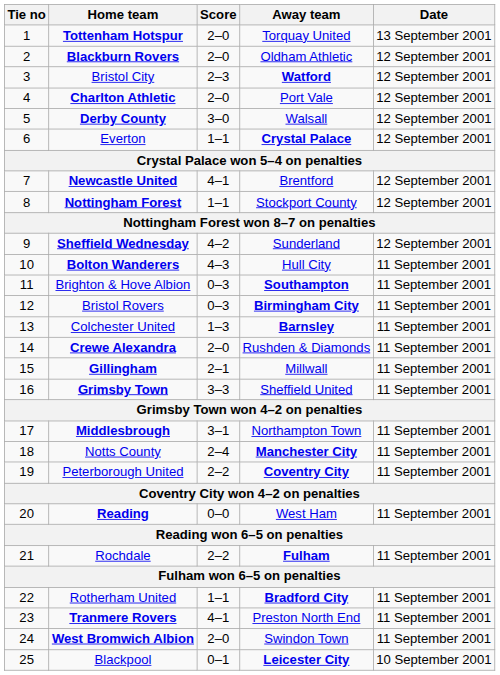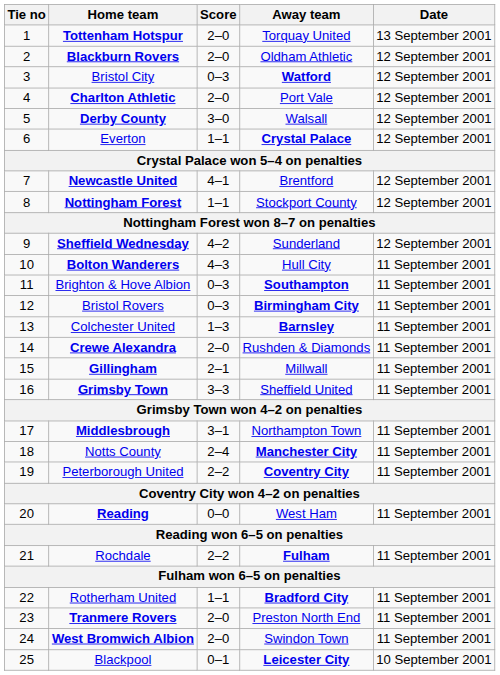(218, 77) 2–3 -> (218, 77) 0–3
(218, 618) 4–1 -> (218, 618) 2–0
